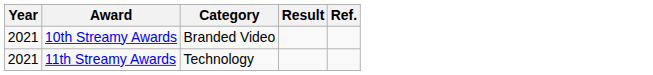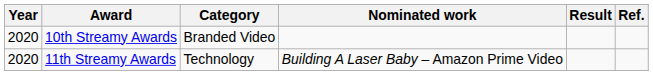+ column: (422, 15)
(23, 37) 2021 -> (23, 37) 2020
(23, 59) 2021 -> (23, 59) 2020
